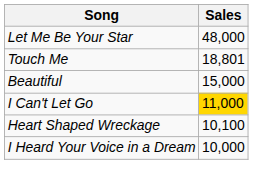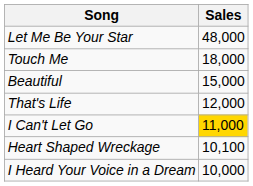(223, 59) 18,801 -> (223, 59) 18,000
+ row: (40, 103)
